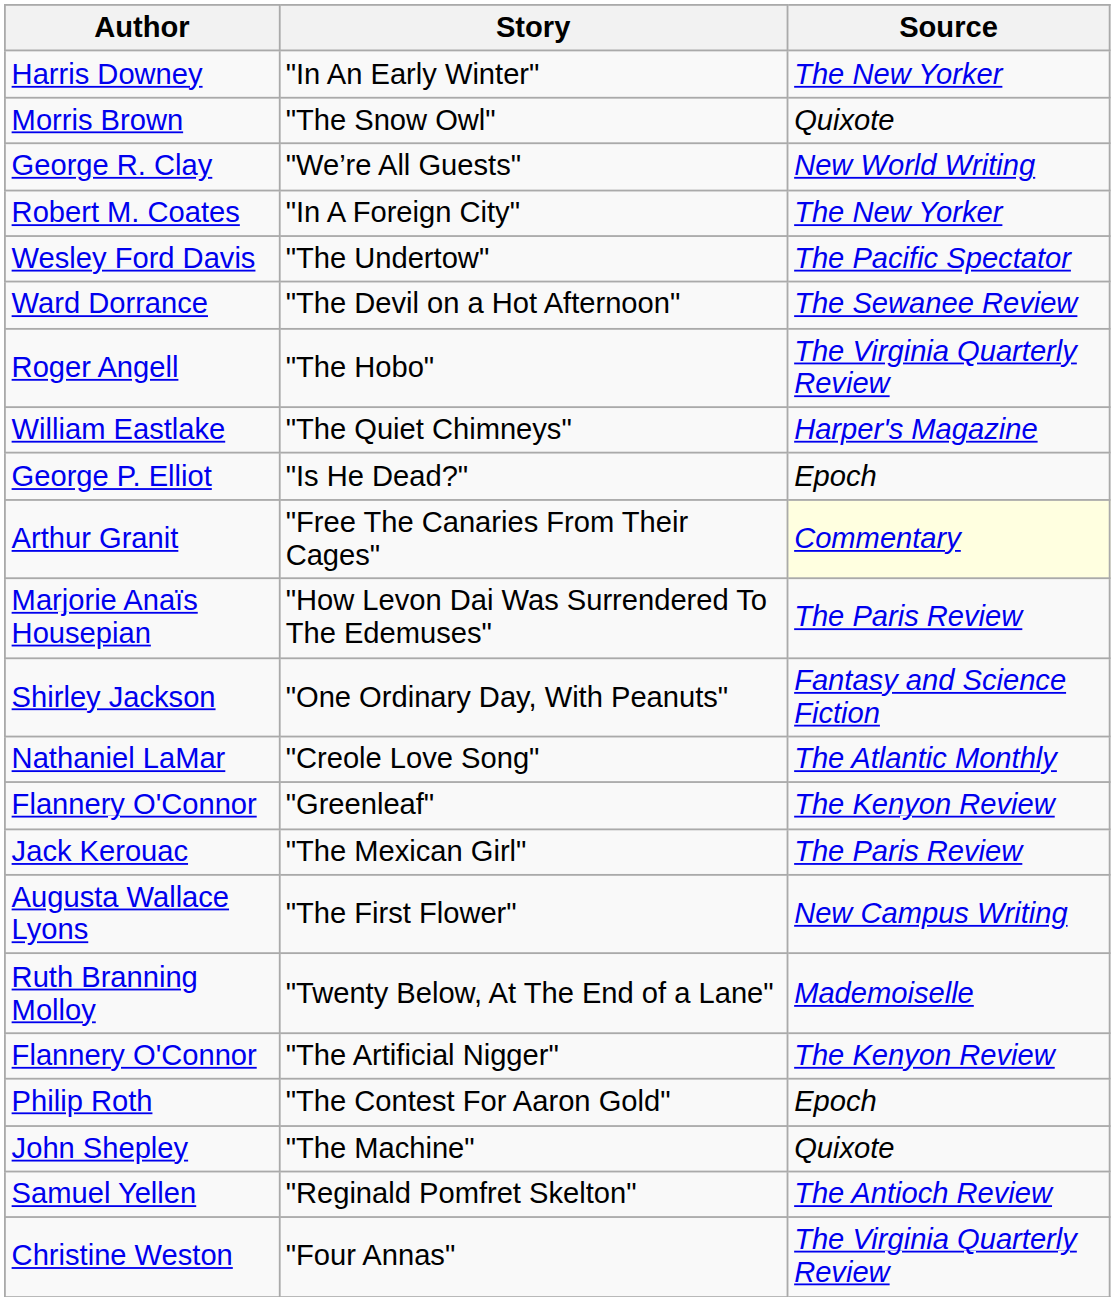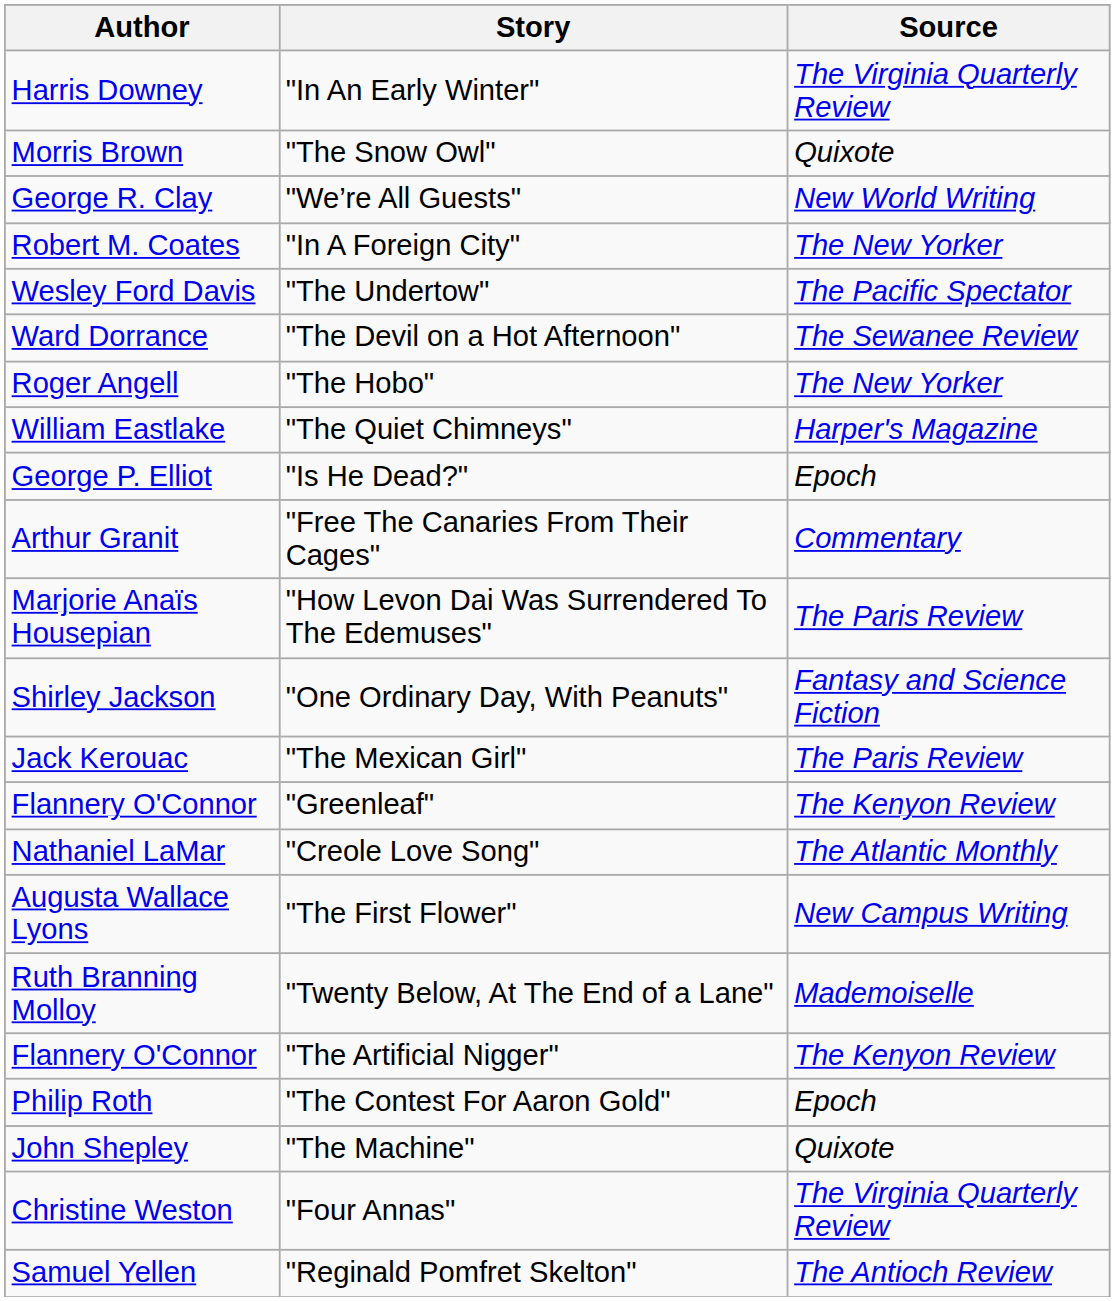(898, 73) The New Yorker -> (935, 90) The Virginia Quarterly Review
(935, 367) The Virginia Quarterly Review -> (898, 383) The New Yorker
(877, 538) lightyellow background -> (877, 538) no background
rows swapped: (406, 851) <-> (413, 759)
rows swapped: (370, 1256) <-> (461, 1193)
